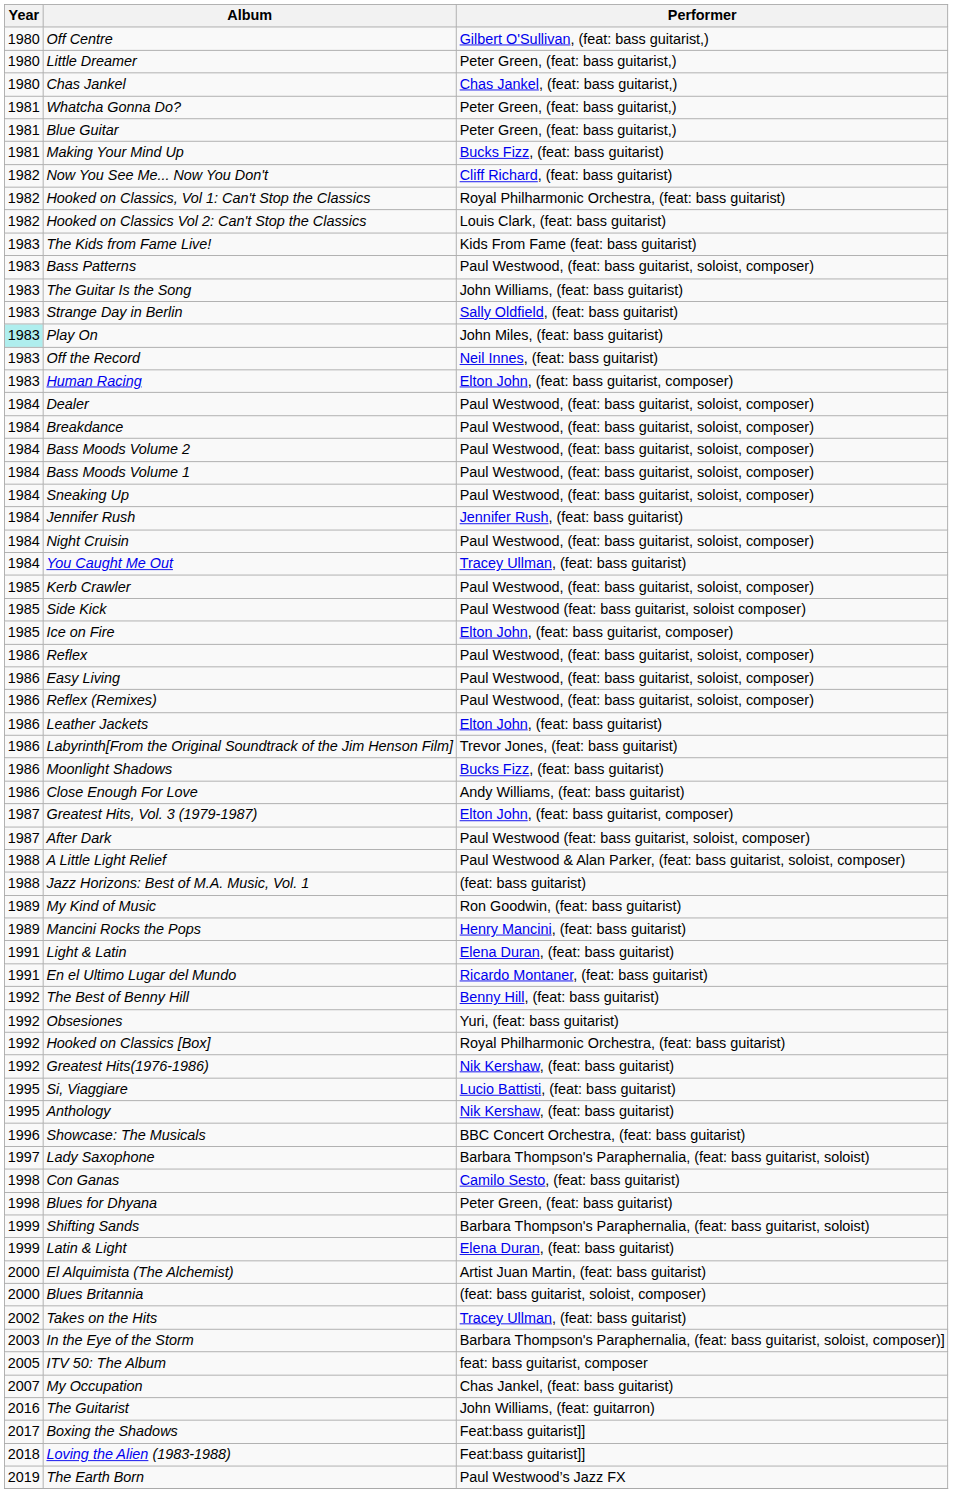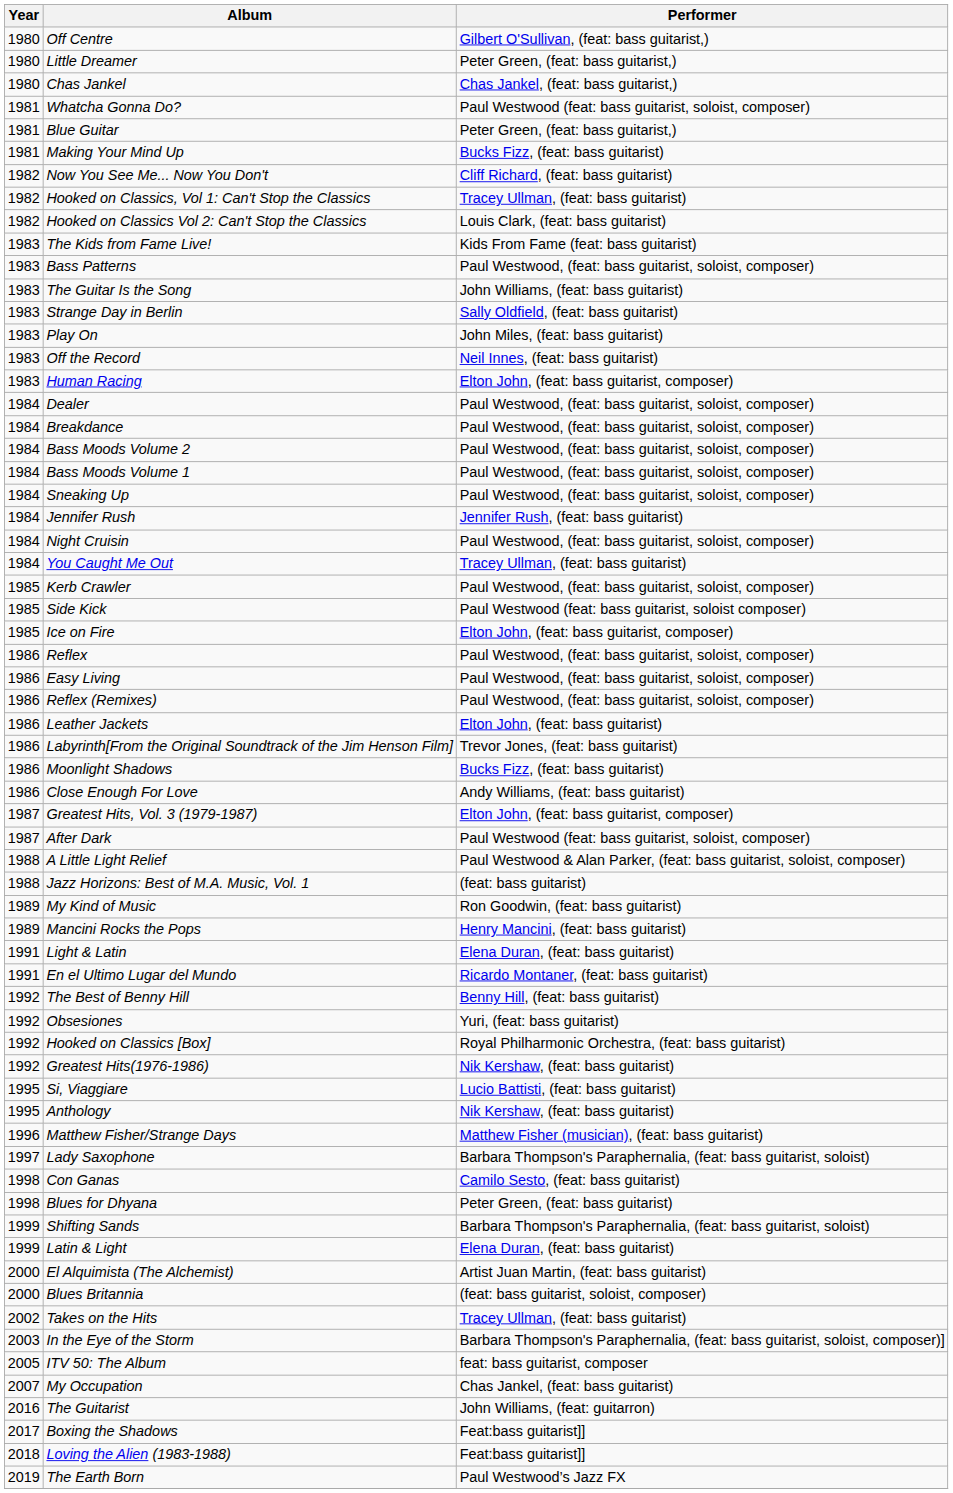(568, 107) Peter Green, (feat: bass guitarist,) -> (635, 107) Paul Westwood (feat: bass guitarist, soloist, composer)
(623, 198) Royal Philharmonic Orchestra, (feat: bass guitarist) -> (573, 198) Tracey Ullman, (feat: bass guitarist)
(24, 335) paleturquoise background -> (24, 335) no background
- row: (126, 1134)
+ row: (141, 1134)
